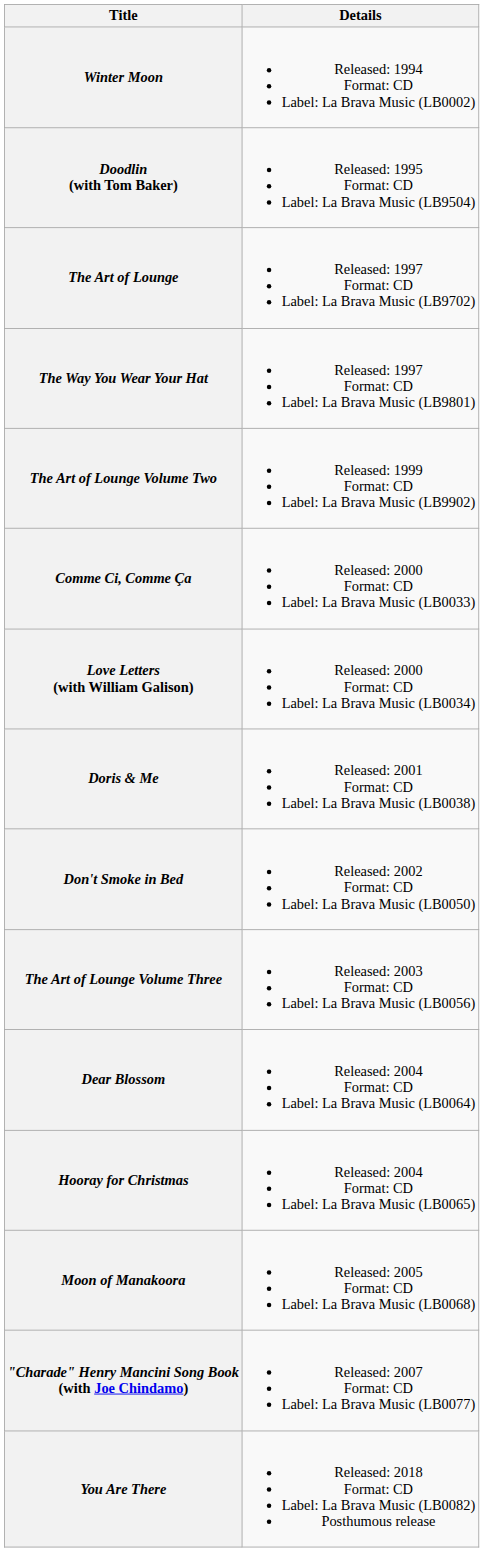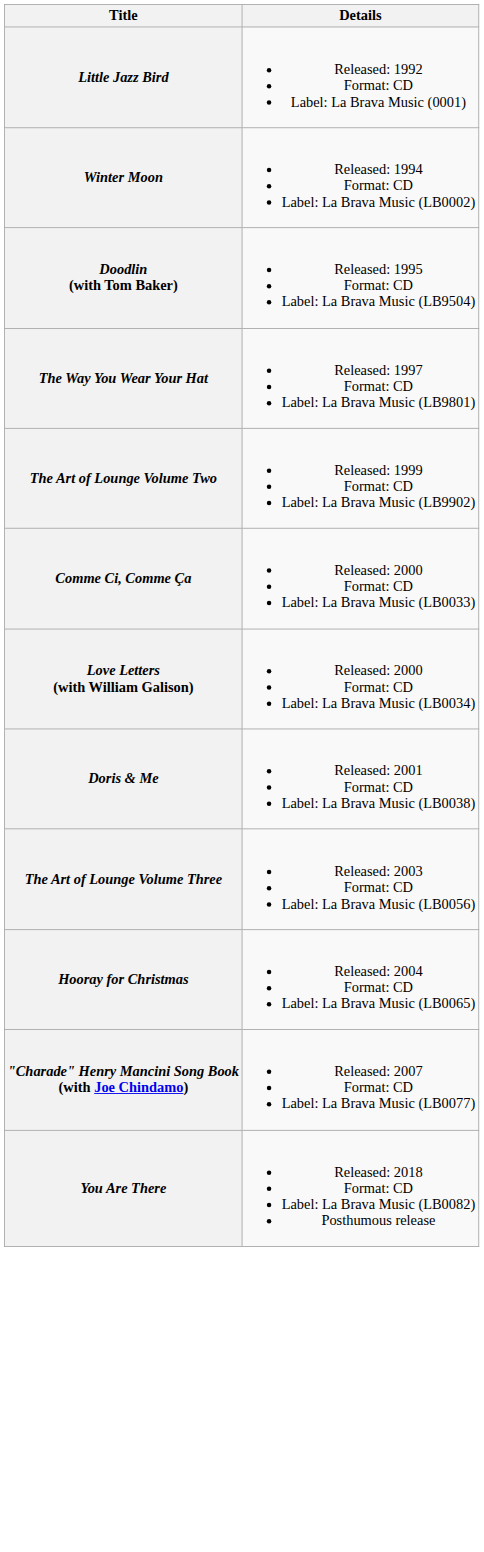+ row: (123, 77)
- row: (123, 277)
- row: (123, 879)
- row: (123, 1079)
- row: (123, 1280)
